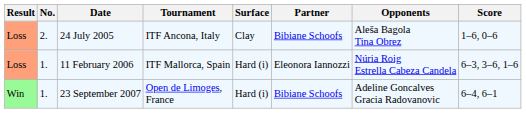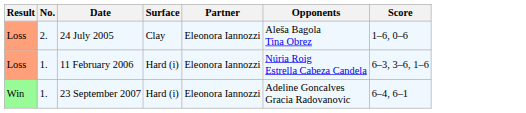- column: (188, 12)
(308, 35) Bibiane Schoofs -> (222, 35) Eleonora Iannozzi
(308, 93) Bibiane Schoofs -> (222, 93) Eleonora Iannozzi
